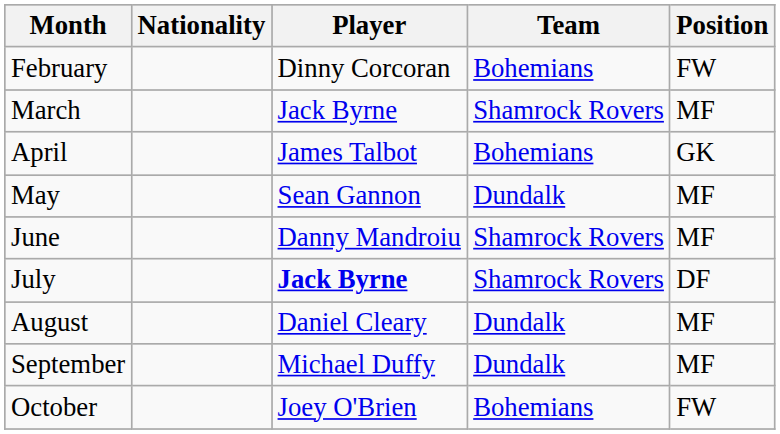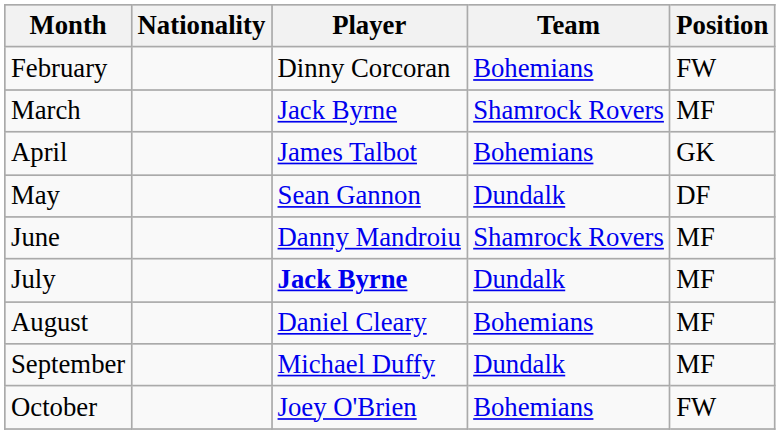(696, 195) MF -> (693, 195) DF
(569, 279) Shamrock Rovers -> (519, 279) Dundalk
(693, 279) DF -> (696, 279) MF
(519, 322) Dundalk -> (533, 322) Bohemians
